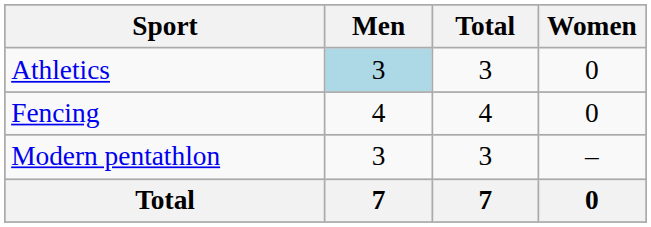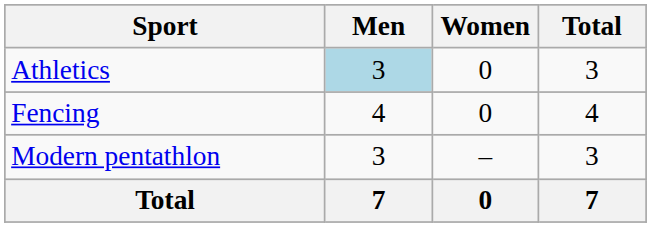columns swapped: (592, 26) <-> (485, 26)
